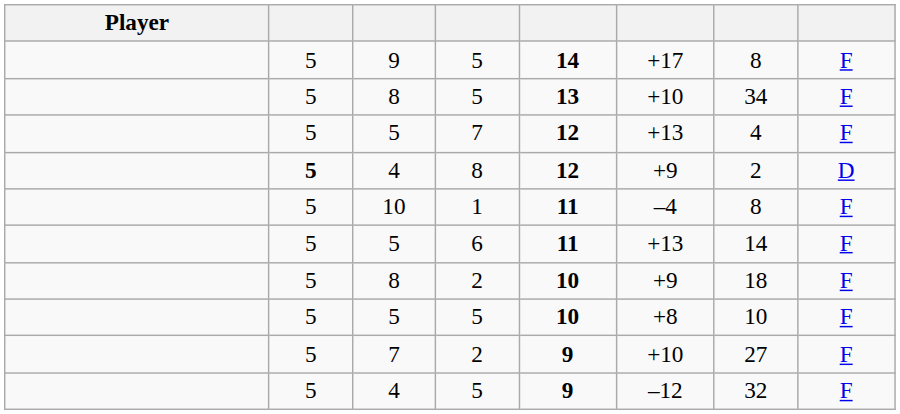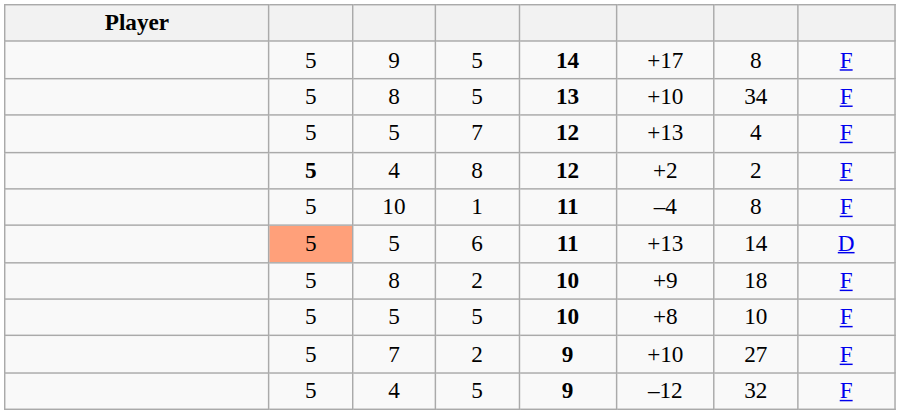(665, 170) +9 -> (665, 170) +2
(846, 170) D -> (846, 170) F
(311, 243) no background -> (311, 243) lightsalmon background
(846, 243) F -> (846, 243) D
